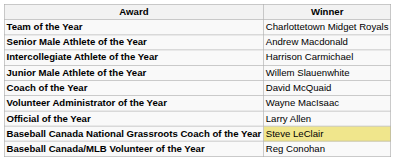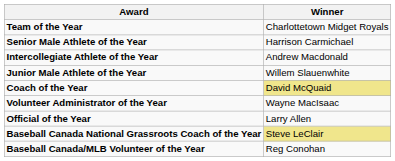(307, 42) Andrew Macdonald -> (310, 42) Harrison Carmichael
(310, 57) Harrison Carmichael -> (307, 57) Andrew Macdonald
(299, 88) no background -> (299, 88) khaki background
